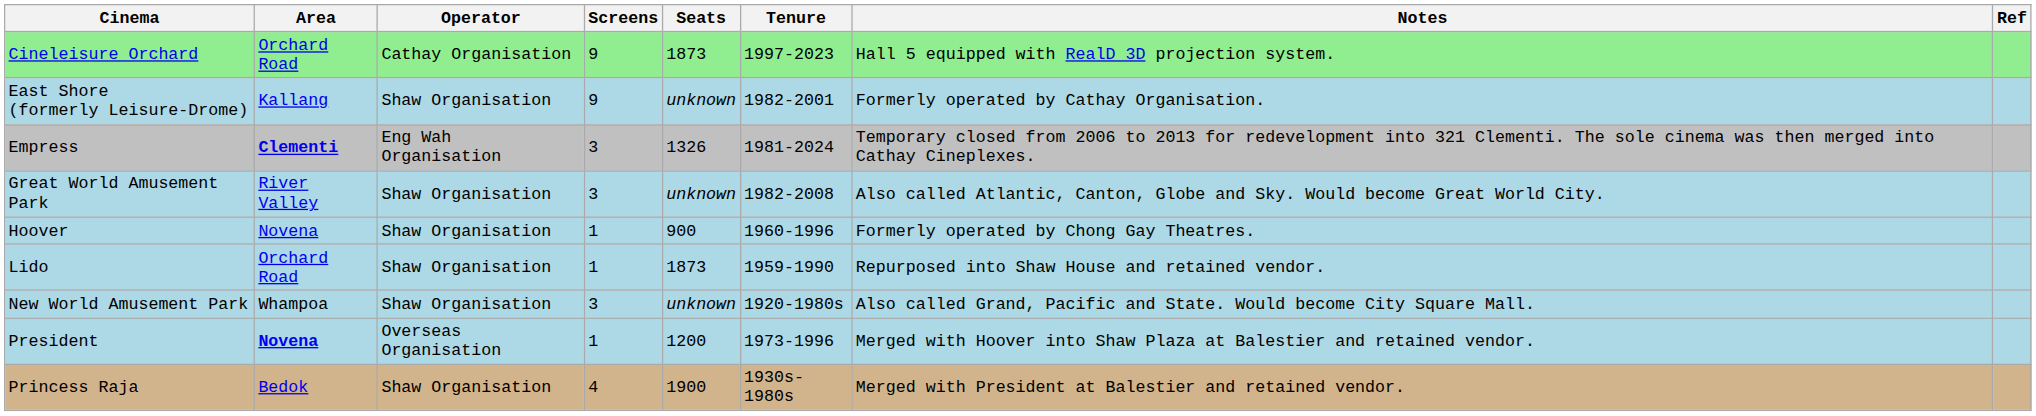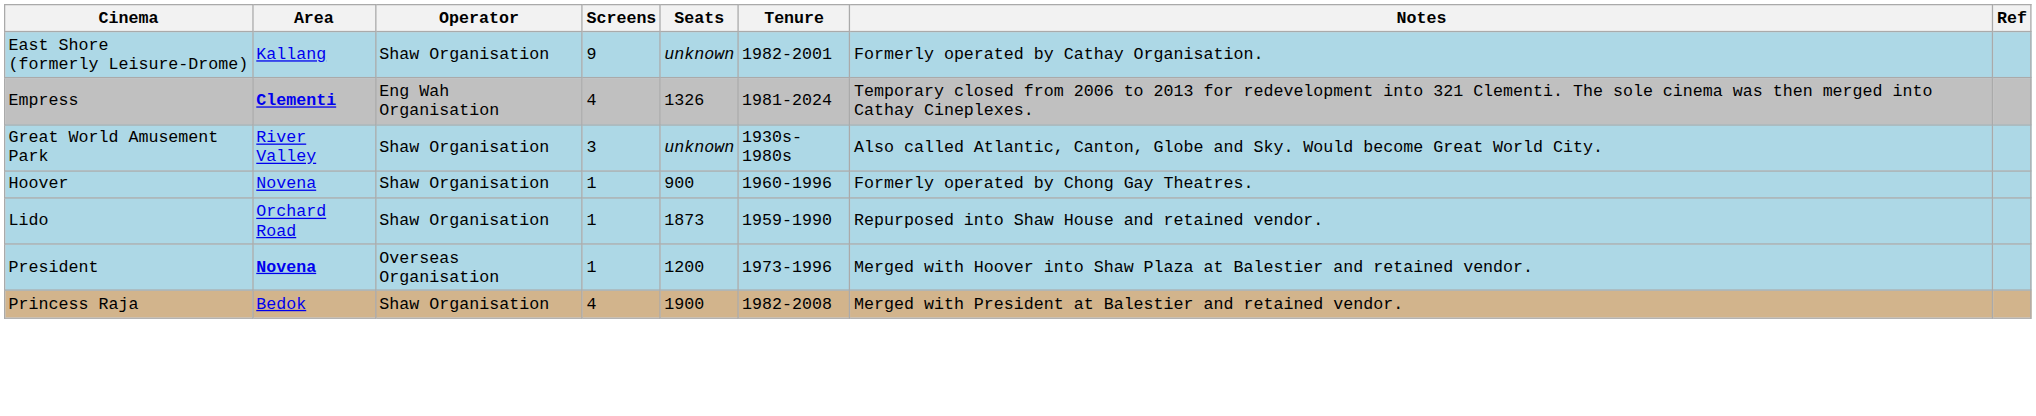- row: (103, 55)
(593, 148) 3 -> (591, 101) 4
(789, 194) 1982-2008 -> (772, 148) 1930s-1980s
- row: (128, 304)
(774, 387) 1930s-1980s -> (787, 304) 1982-2008
